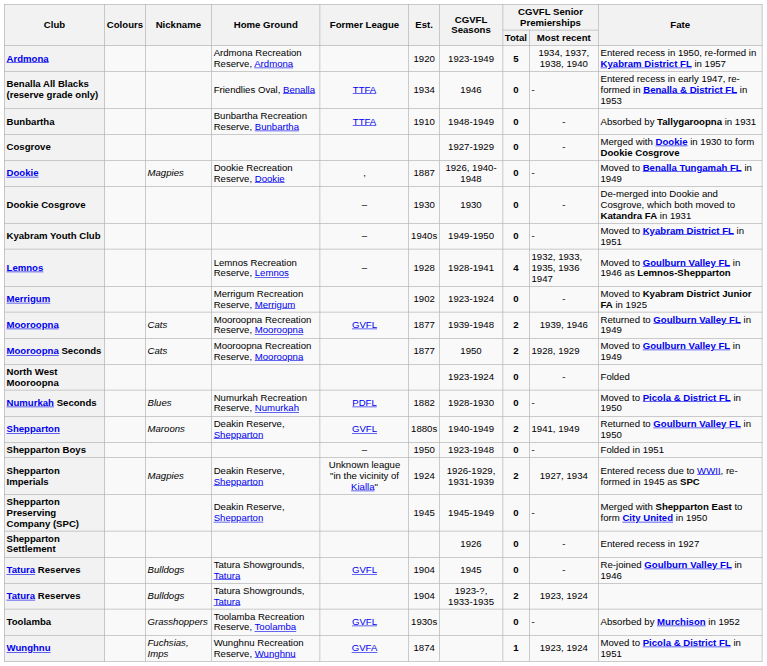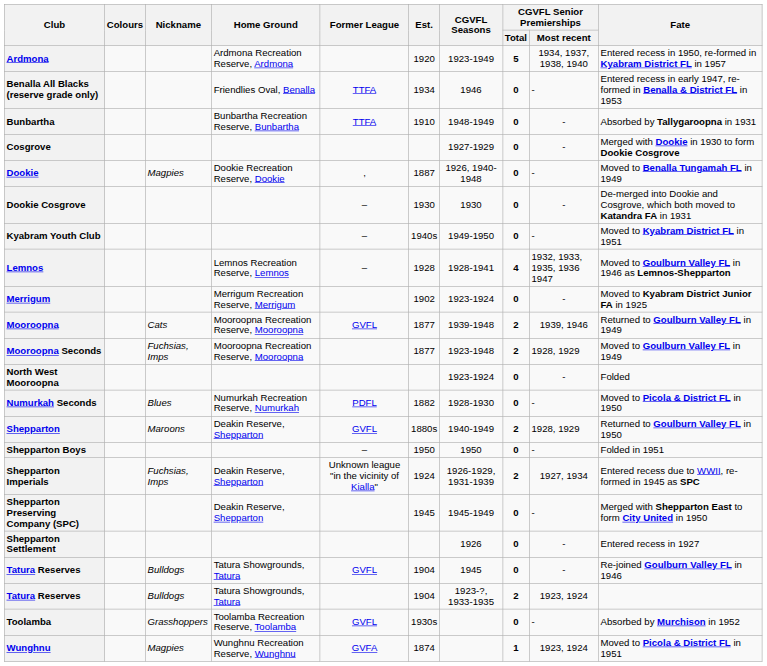(157, 351) Cats -> (168, 351) Fuchsias, Imps
(471, 351) 1950 -> (471, 351) 1923-1948
(555, 429) 1941, 1949 -> (555, 429) 1928, 1929
(471, 450) 1923-1948 -> (471, 450) 1950
(166, 476) Magpies -> (168, 476) Fuchsias, Imps
(168, 648) Fuchsias, Imps -> (166, 648) Magpies
